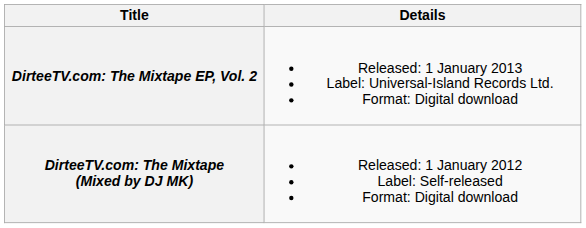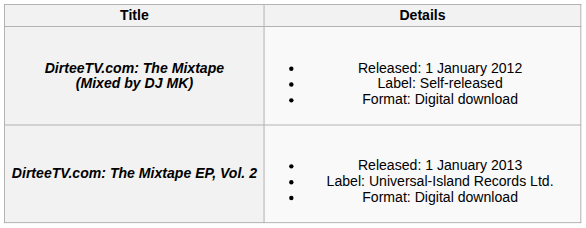rows swapped: (134, 173) <-> (134, 75)
